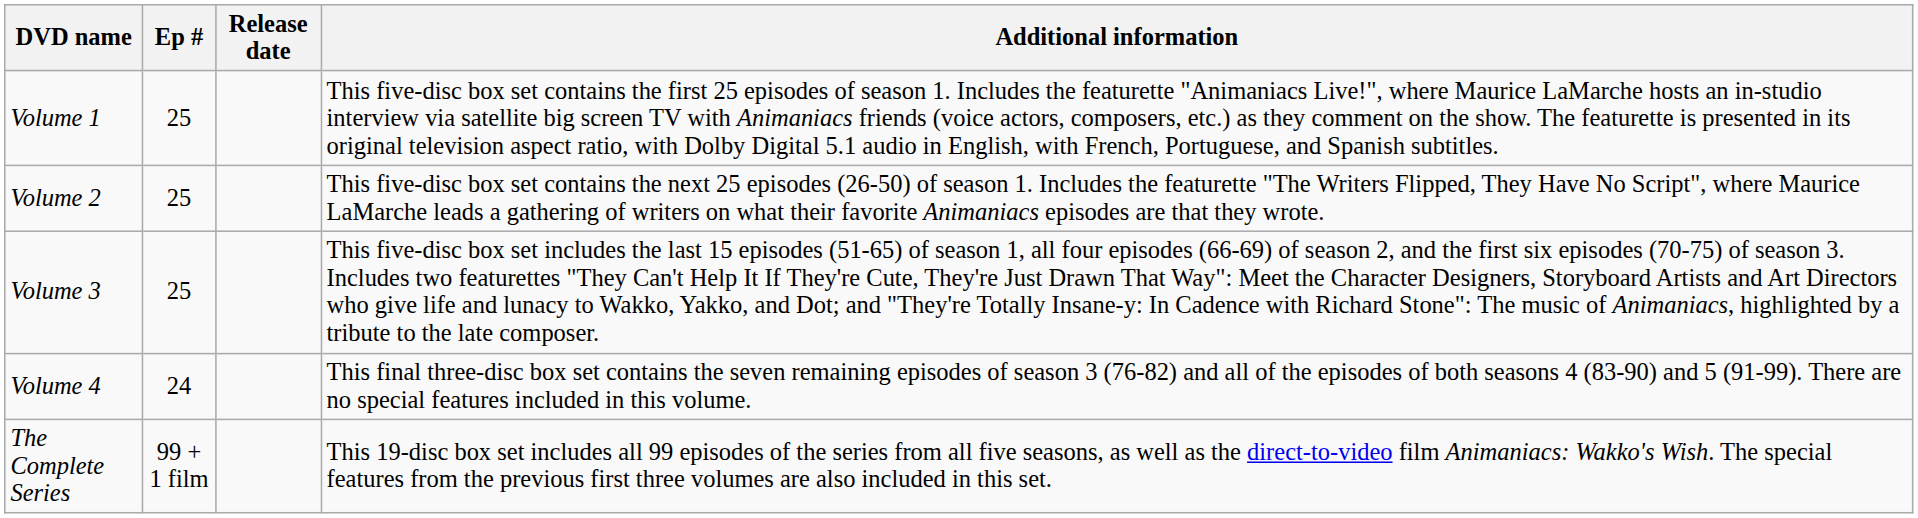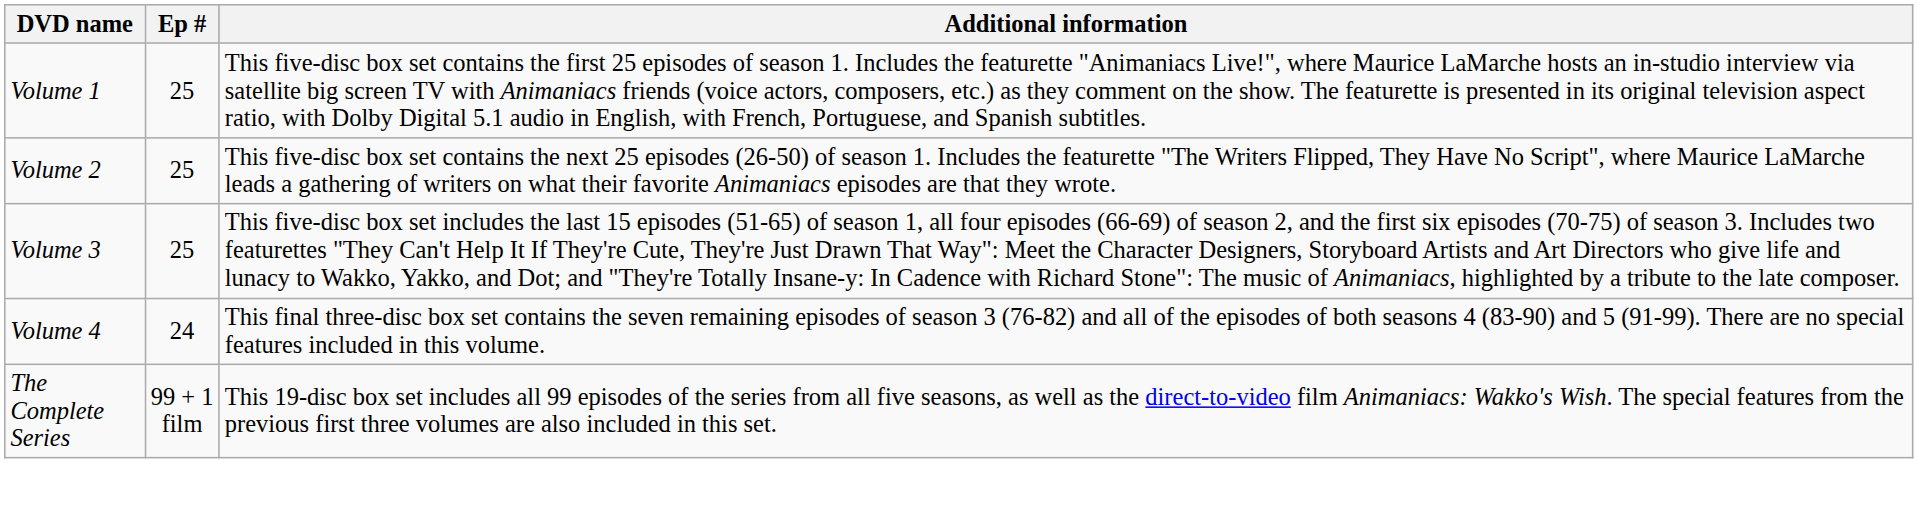- column: (268, 37)
